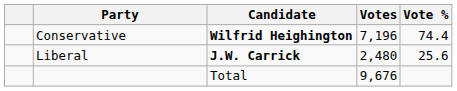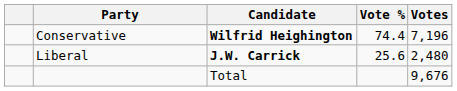columns swapped: (379, 15) <-> (426, 15)
